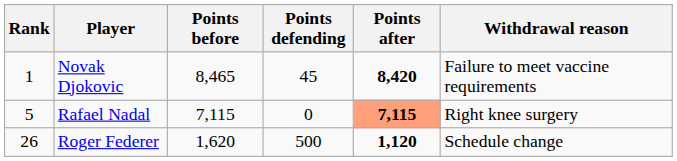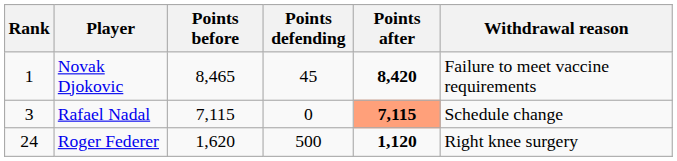(29, 113) 5 -> (29, 113) 3
(511, 113) Right knee surgery -> (504, 113) Schedule change
(29, 141) 26 -> (29, 141) 24
(504, 141) Schedule change -> (511, 141) Right knee surgery
